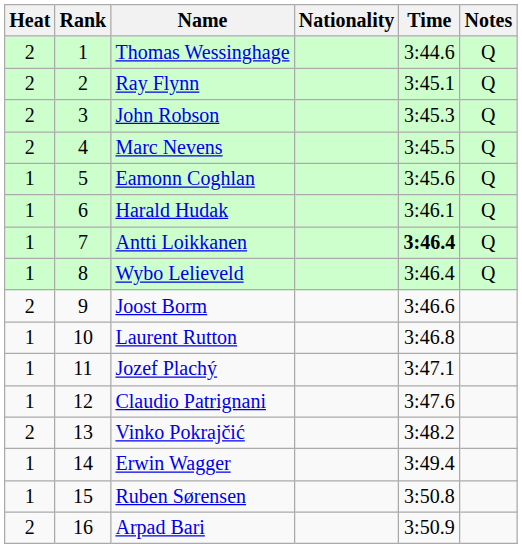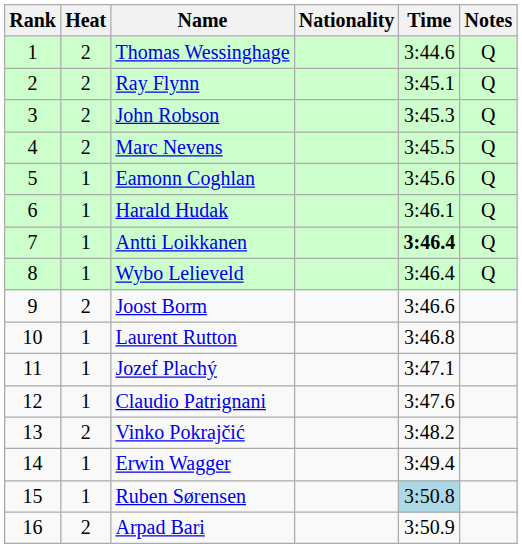columns swapped: (83, 20) <-> (30, 20)
(429, 496) no background -> (429, 496) lightblue background
